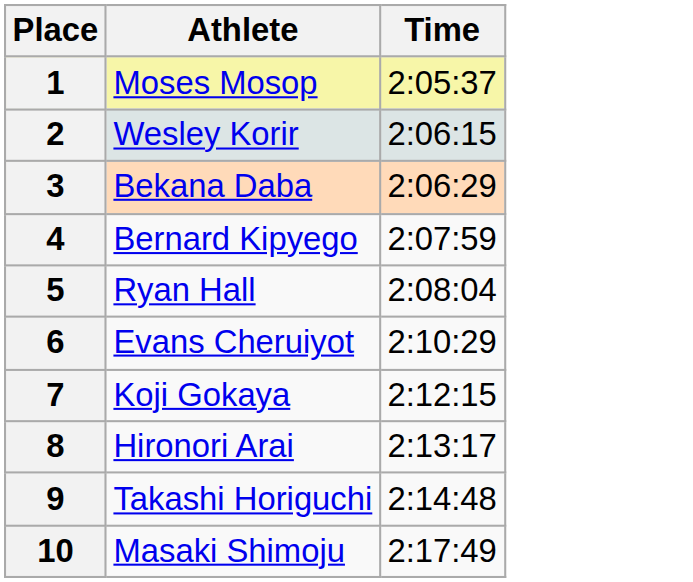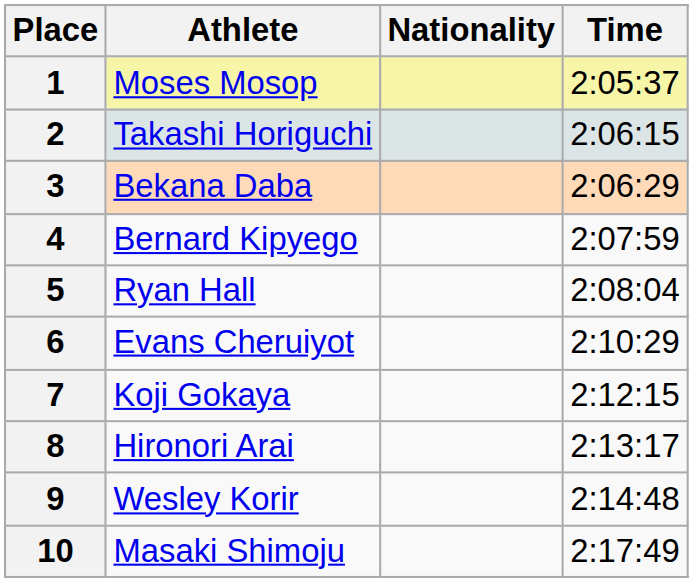+ column: (471, 30)
(206, 134) Wesley Korir -> (243, 134) Takashi Horiguchi
(243, 498) Takashi Horiguchi -> (206, 498) Wesley Korir
